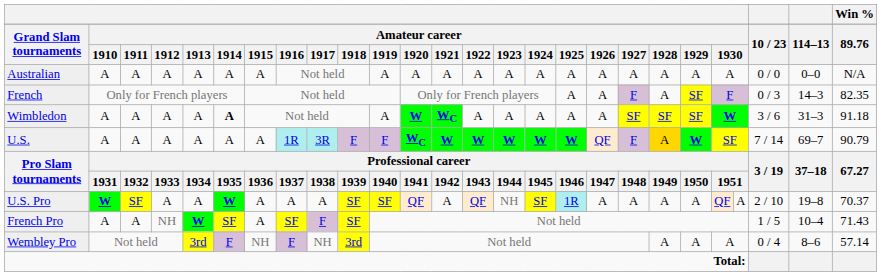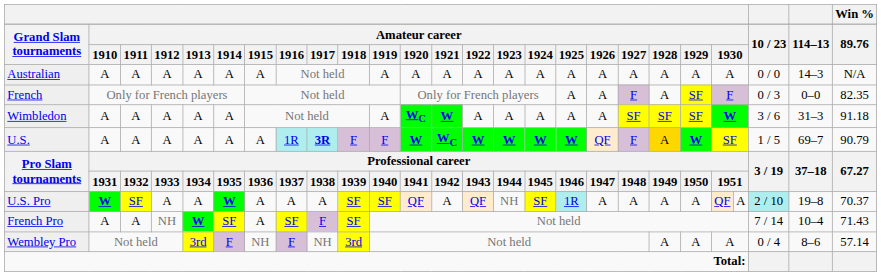(811, 74) 0–0 -> (811, 74) 14–3
(811, 94) 14–3 -> (811, 94) 0–0
(229, 116) bold -> (229, 116) normal
(416, 116) W -> (416, 116) WC
(447, 116) WC -> (447, 116) W
(323, 139) normal -> (323, 139) bold
(416, 139) WC -> (416, 139) W
(447, 139) W -> (447, 139) WC
(769, 139) 7 / 14 -> (769, 139) 1 / 5
(769, 201) no background -> (769, 201) paleturquoise background
(769, 221) 1 / 5 -> (769, 221) 7 / 14
